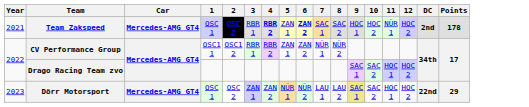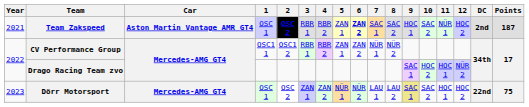(163, 28) Mercedes-AMG GT4 -> (190, 28) Aston Martin Vantage AMR GT4
(270, 28) bold -> (324, 28) normal
(374, 28) HOC 2 -> (428, 28) SAC 2
(454, 28) 178 -> (508, 28) 187
(374, 70) SAC 2 -> (428, 70) HOC 2
(408, 70) HOC 2 -> (462, 70) NÜR 2
(454, 92) 29 -> (508, 92) 75
